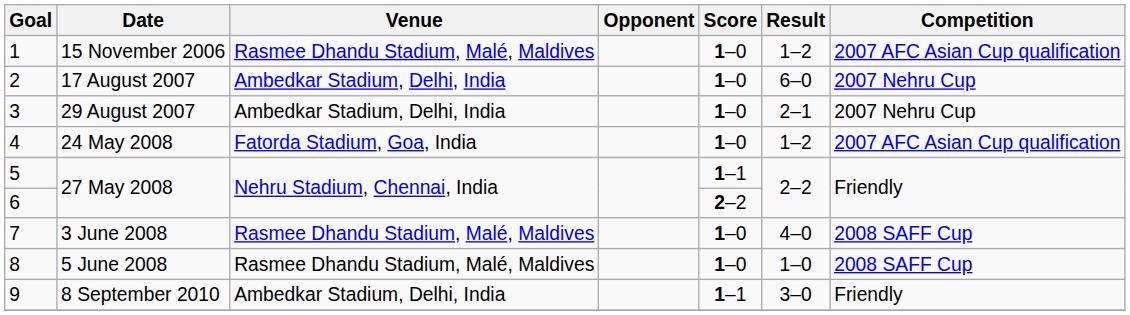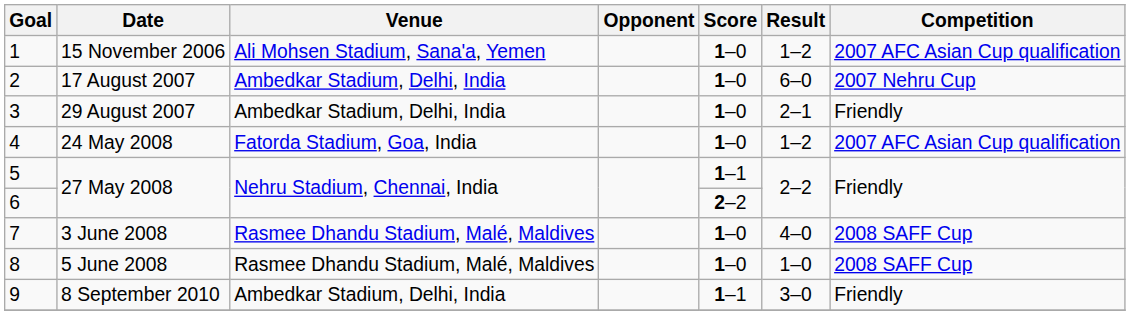(414, 51) Rasmee Dhandu Stadium, Malé, Maldives -> (390, 51) Ali Mohsen Stadium, Sana'a, Yemen
(905, 112) 2007 Nehru Cup -> (868, 112) Friendly
